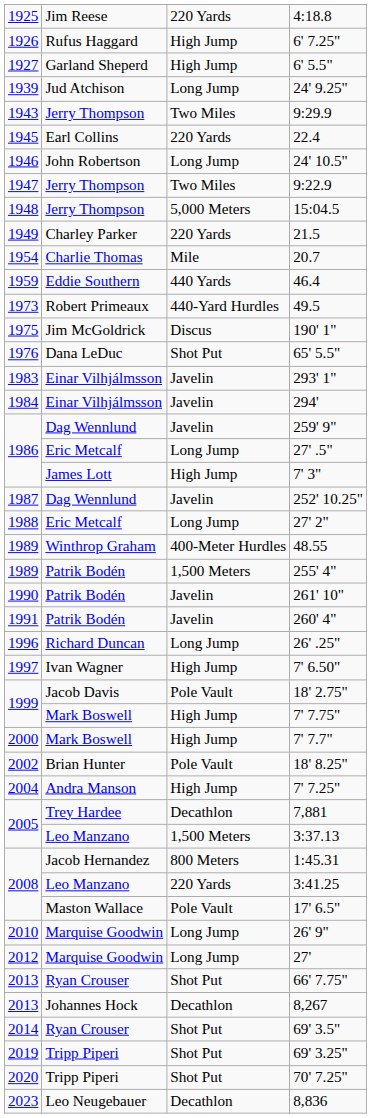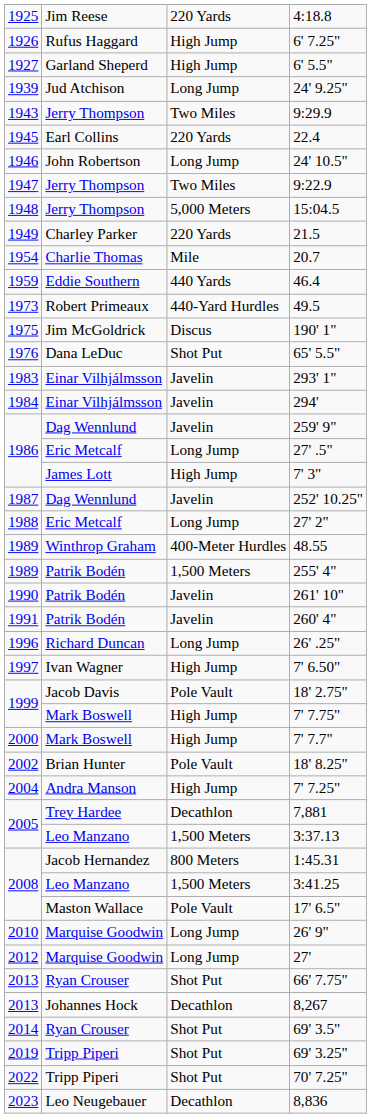(201, 884) 220 Yards -> (210, 884) 1,500 Meters
(23, 1077) 2020 -> (23, 1077) 2022
